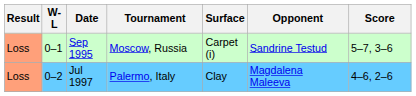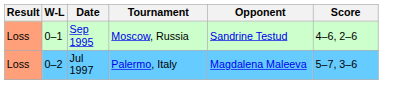- column: (225, 19)
(372, 48) 5–7, 3–6 -> (336, 36) 4–6, 2–6
(372, 77) 4–6, 2–6 -> (336, 65) 5–7, 3–6
